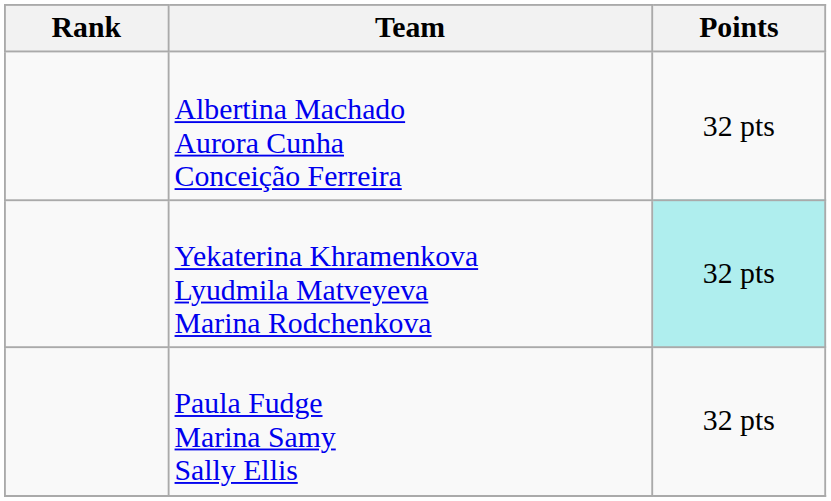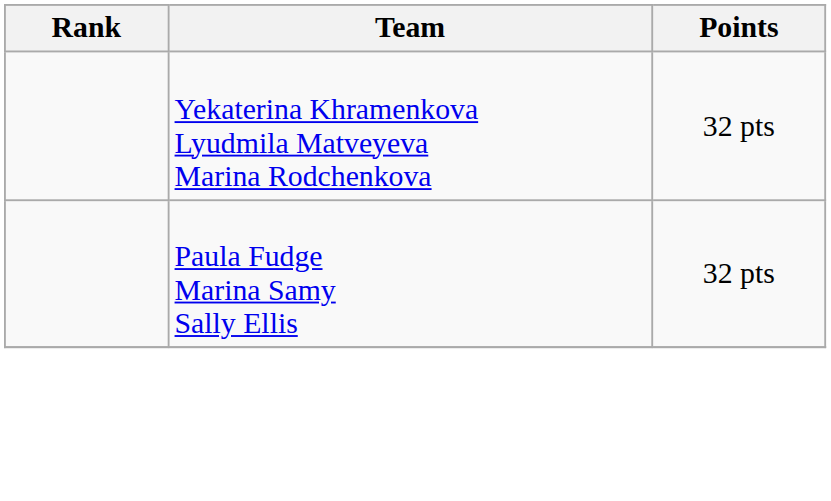- row: (290, 142)
(739, 273) paleturquoise background -> (739, 125) no background
